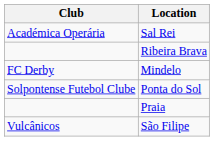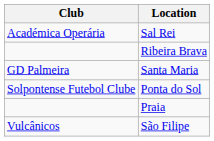- row: (161, 70)
+ row: (170, 70)
